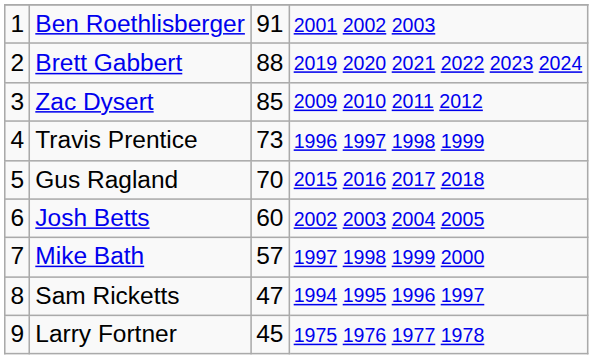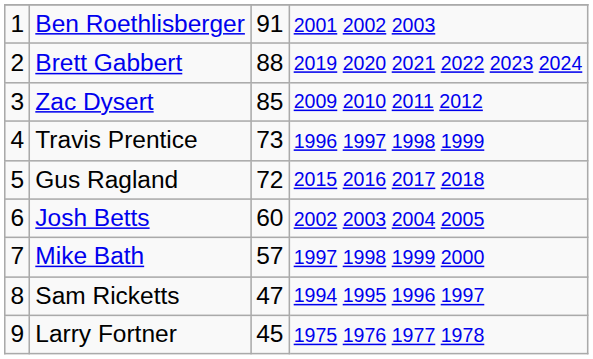(270, 179) 70 -> (270, 179) 72
